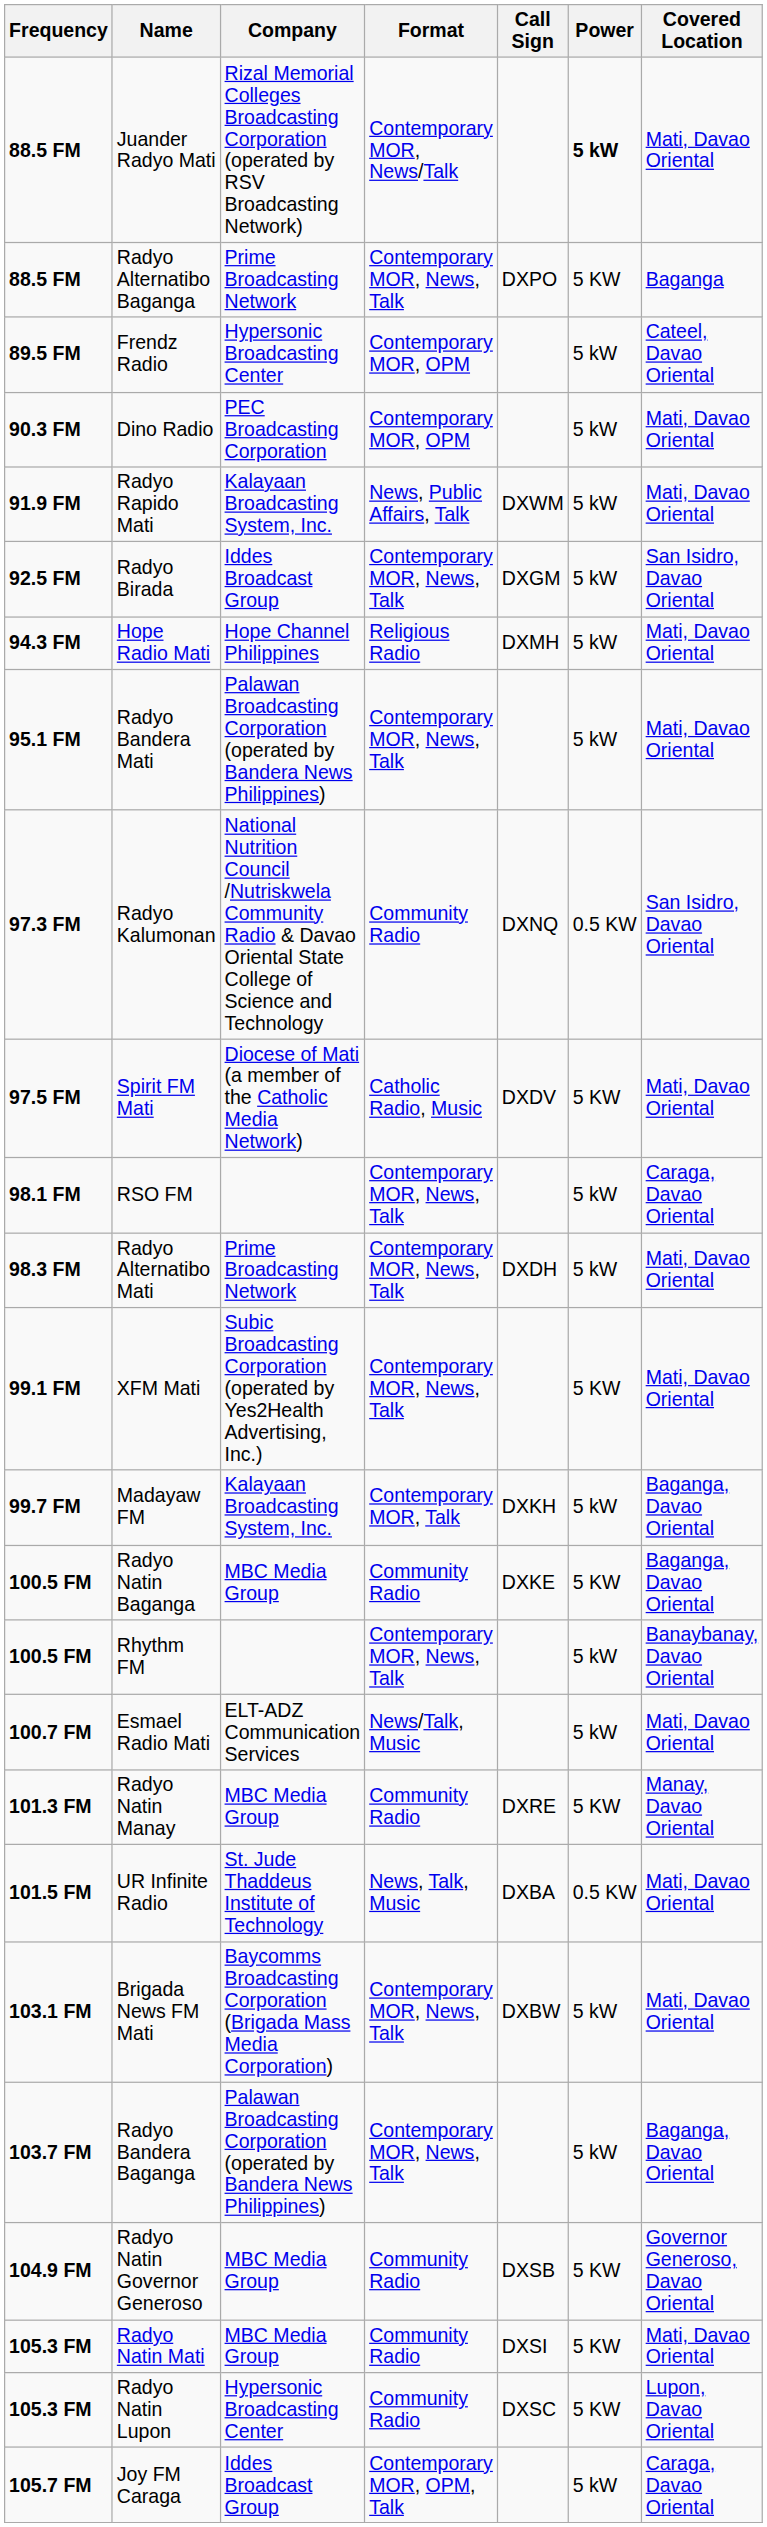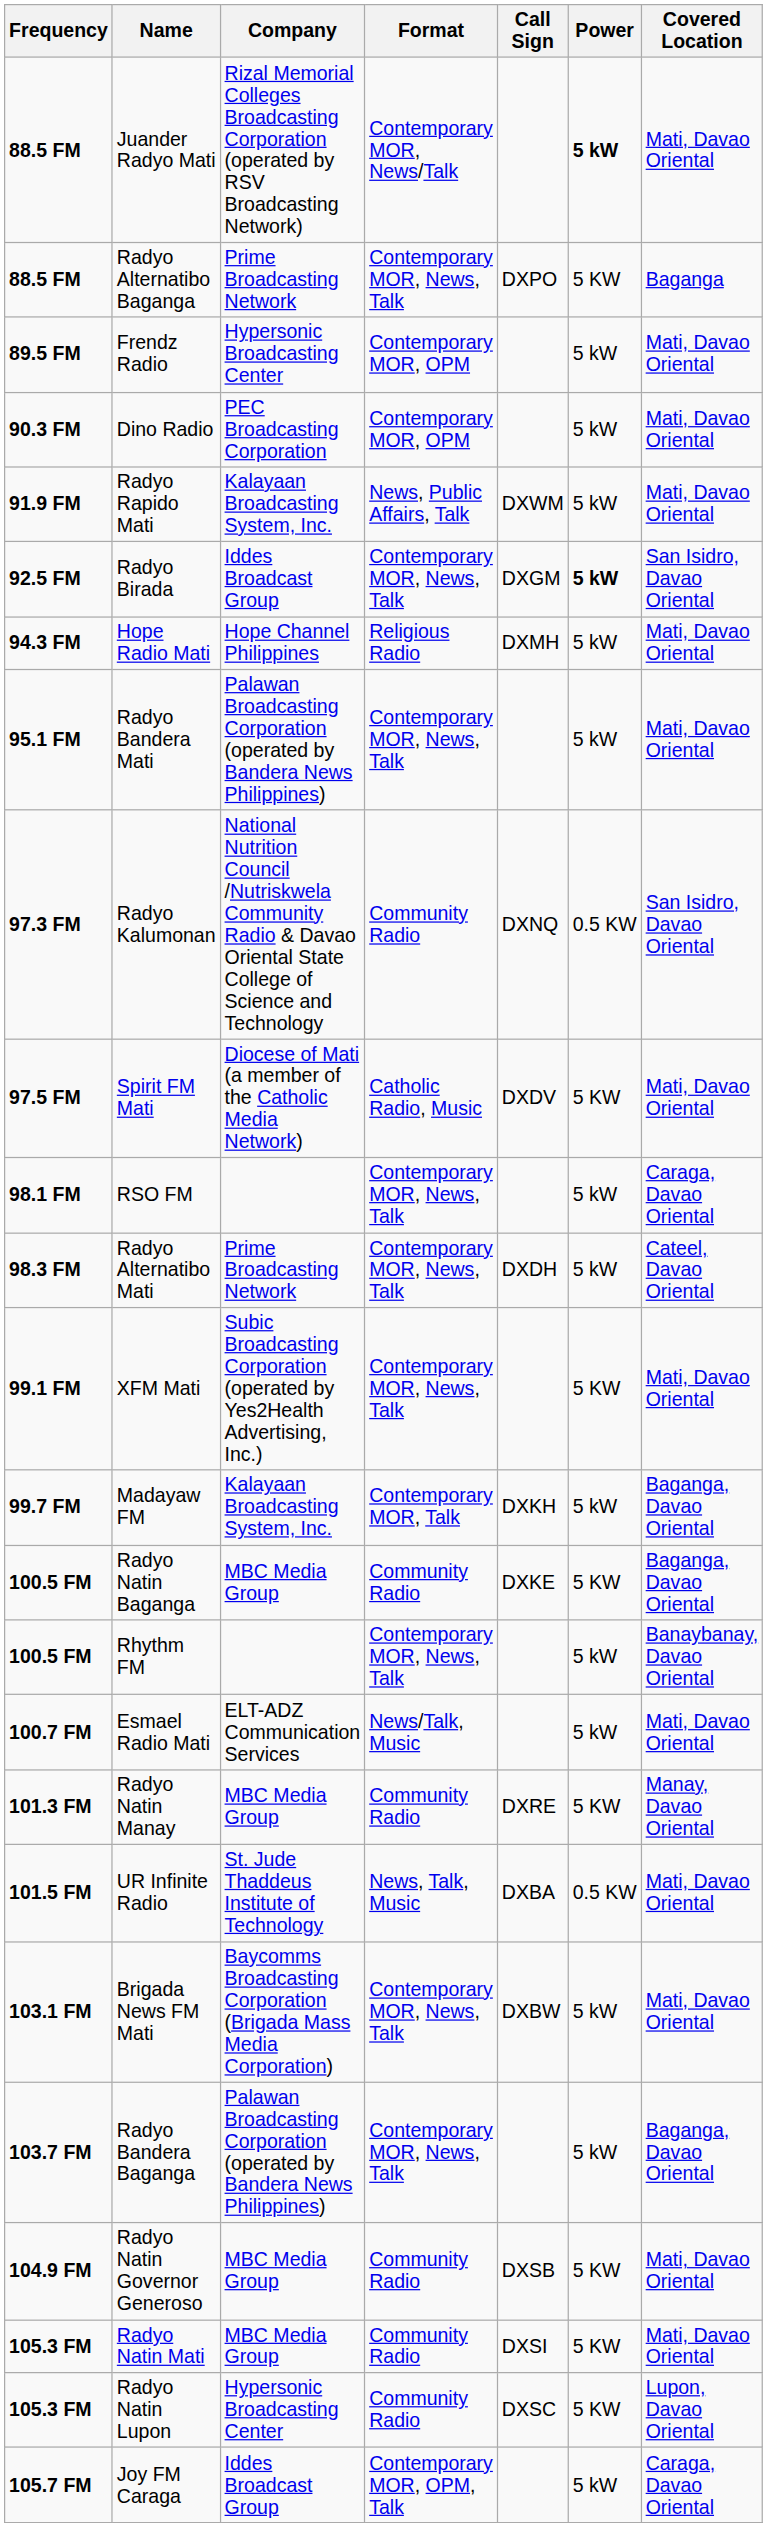(680, 354) Cateel, Davao Oriental -> (698, 354) Mati, Davao Oriental
(595, 579) normal -> (595, 579) bold
(698, 1269) Mati, Davao Oriental -> (680, 1269) Cateel, Davao Oriental
(691, 2271) Governor Generoso, Davao Oriental -> (698, 2271) Mati, Davao Oriental
